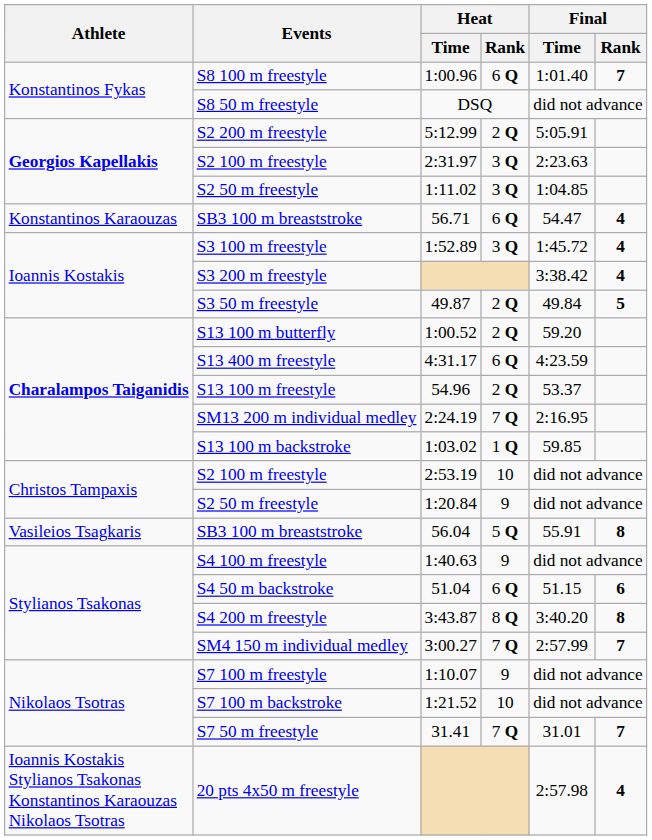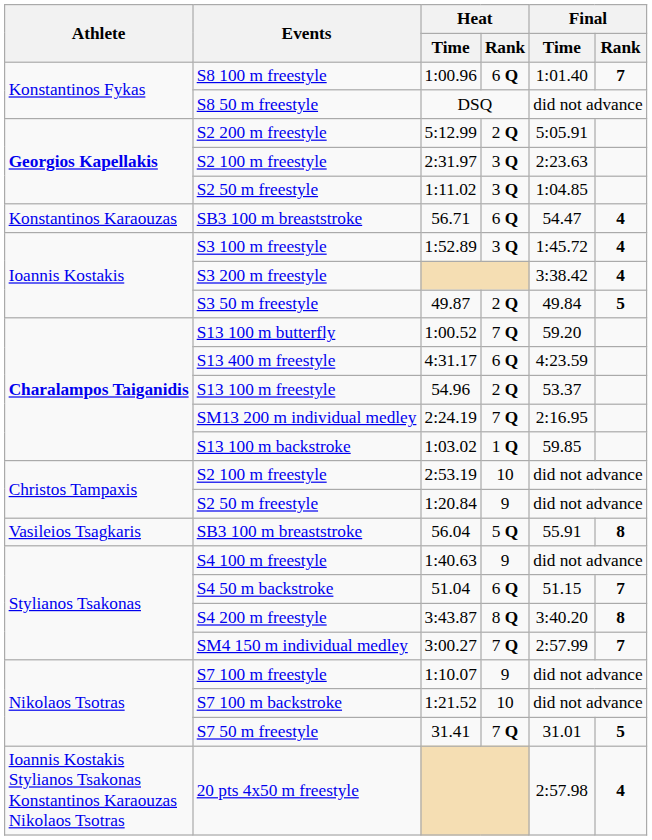(505, 332) 2 Q -> (505, 332) 7 Q
(621, 589) 6 -> (621, 589) 7
(621, 731) 7 -> (621, 731) 5
